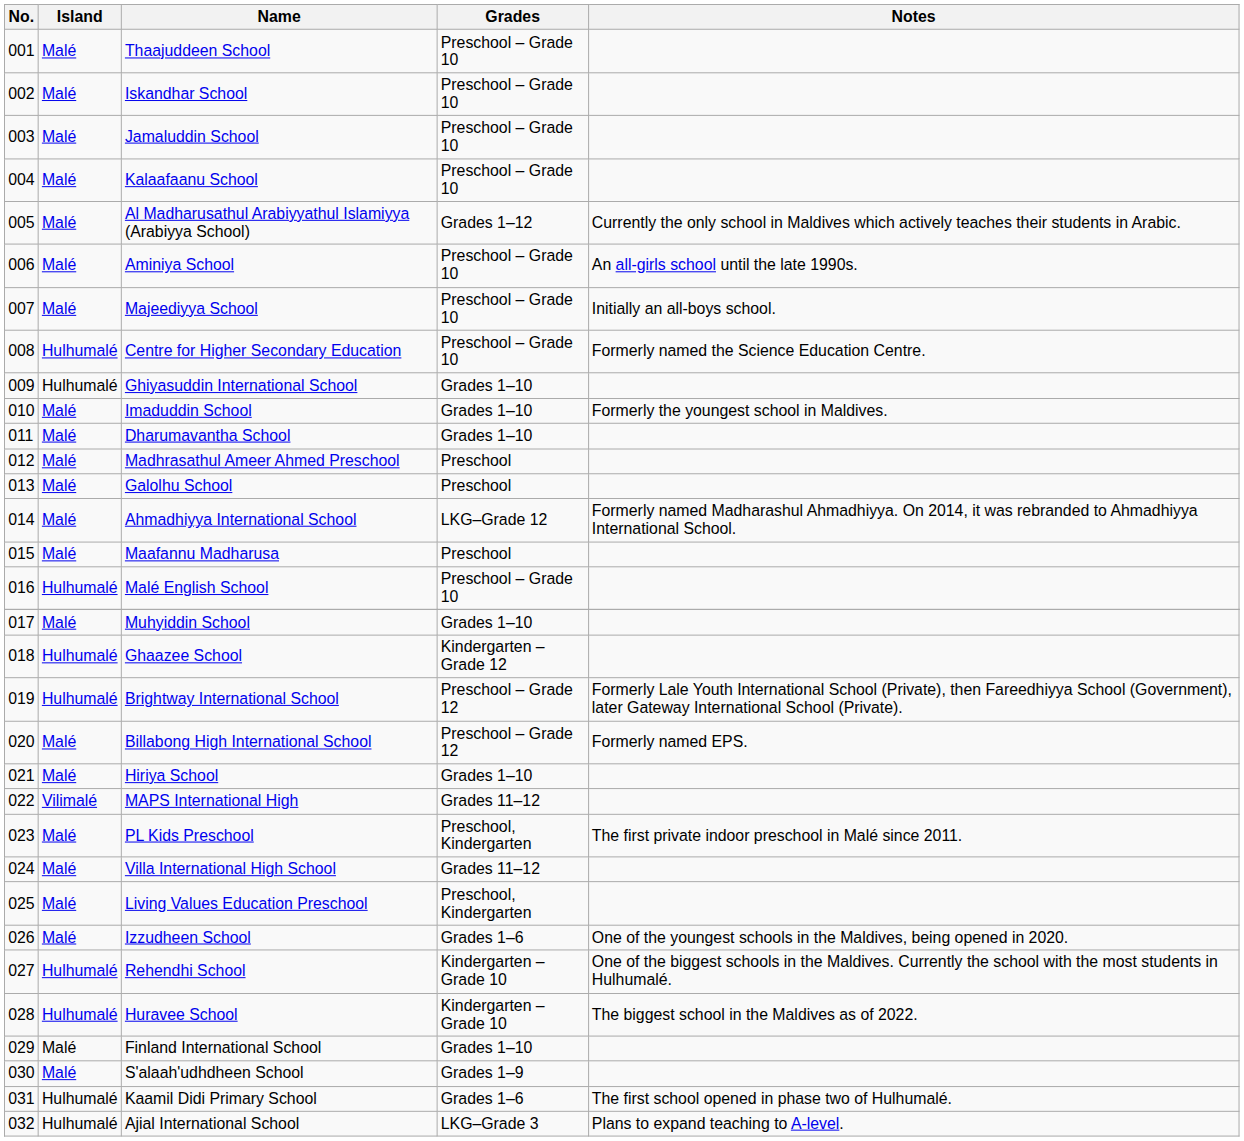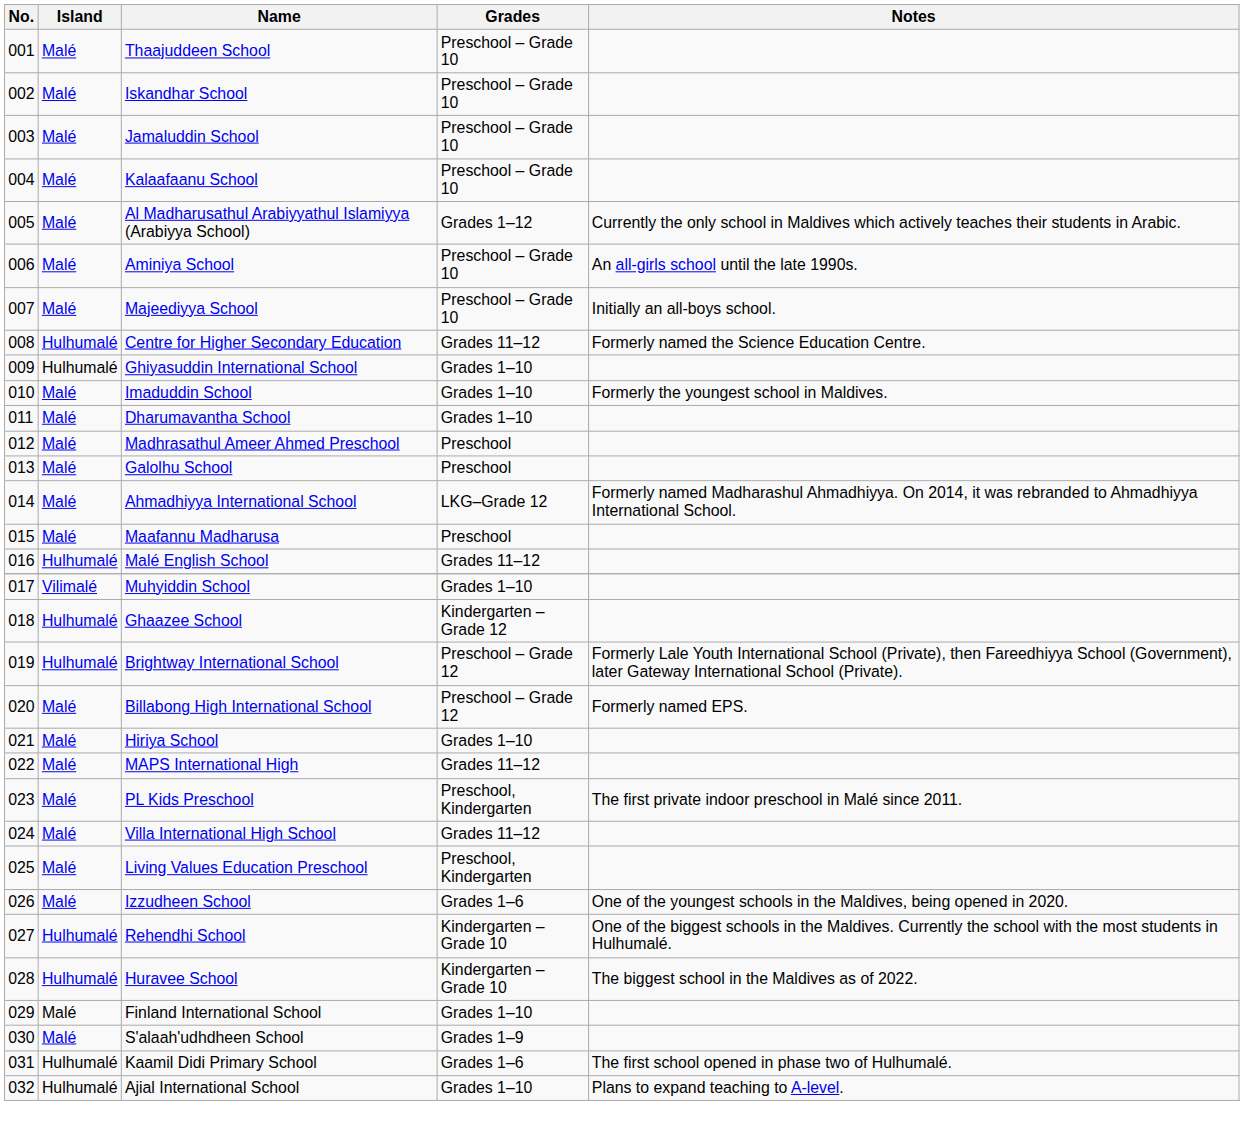(507, 351) Preschool – Grade 10 -> (490, 342) Grades 11–12
(507, 588) Preschool – Grade 10 -> (490, 561) Grades 11–12
(59, 622) Malé -> (69, 586) Vilimalé
(69, 801) Vilimalé -> (59, 765) Malé
(490, 1123) LKG–Grade 3 -> (487, 1088) Grades 1–10
